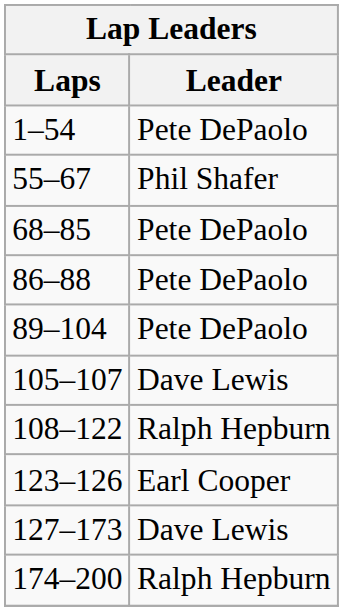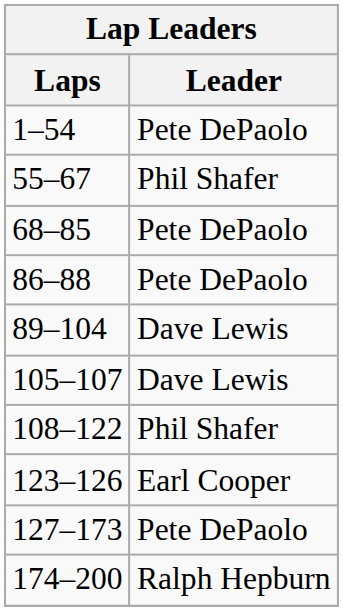(222, 329) Pete DePaolo -> (213, 329) Dave Lewis
(234, 429) Ralph Hepburn -> (208, 429) Phil Shafer
(213, 529) Dave Lewis -> (222, 529) Pete DePaolo
